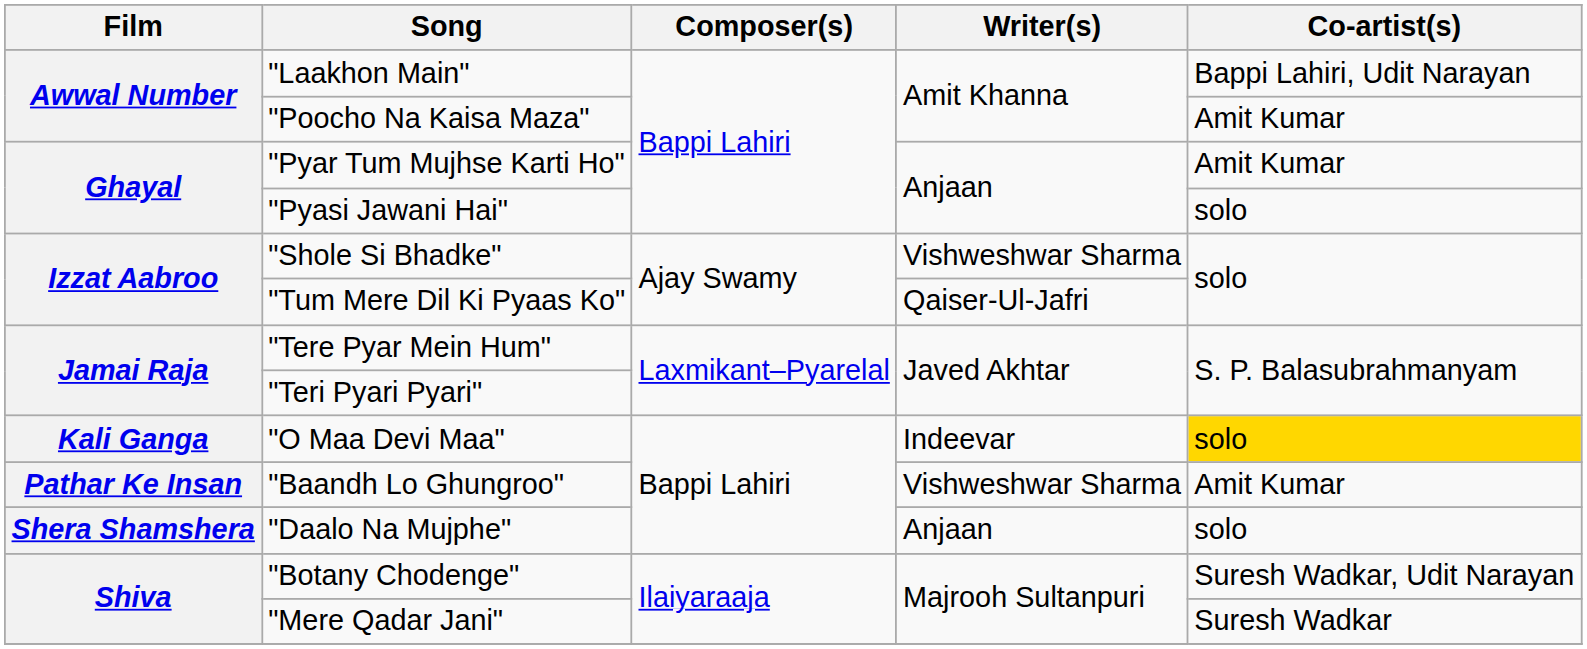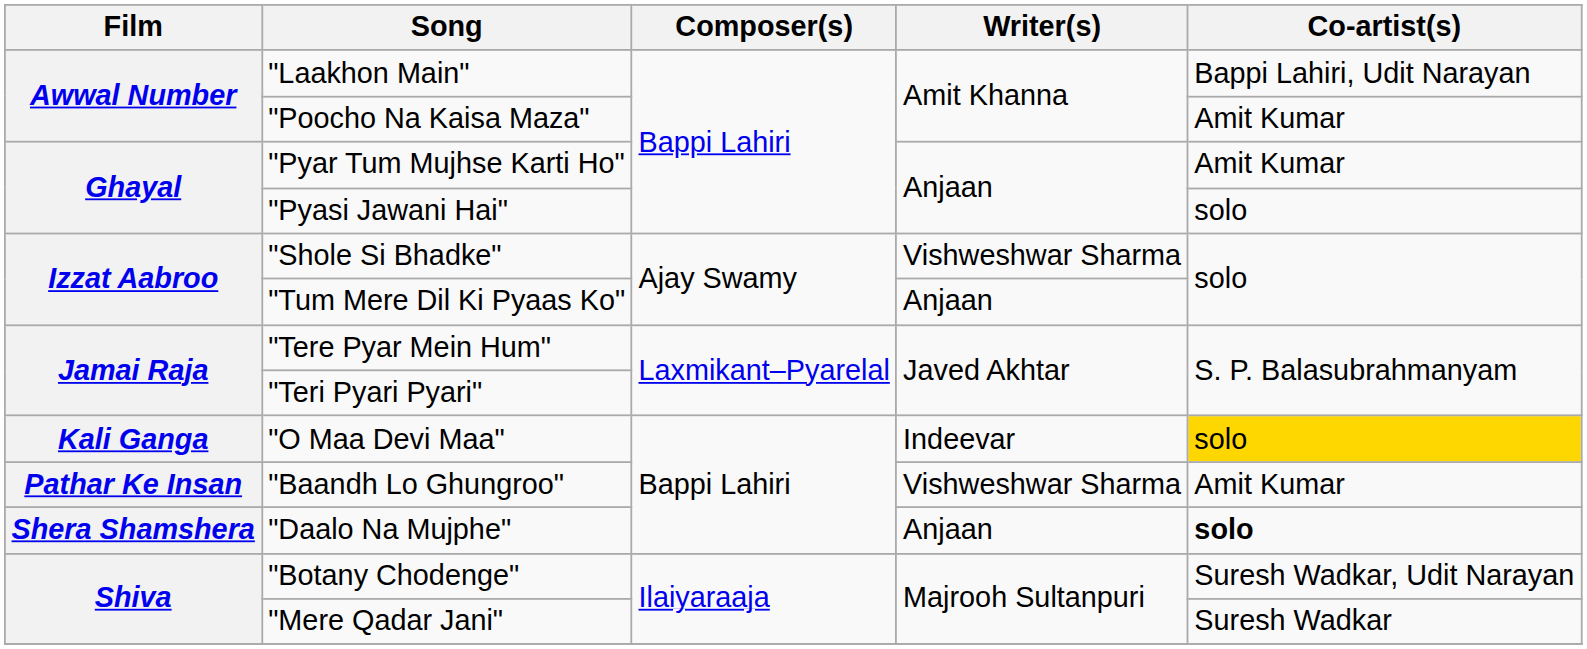(996, 301) Qaiser-Ul-Jafri -> (948, 301) Anjaan
(1221, 529) normal -> (1224, 529) bold
